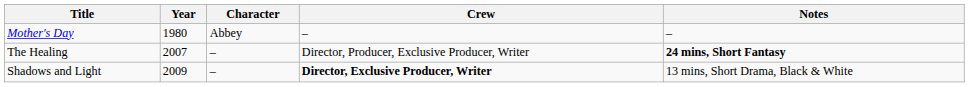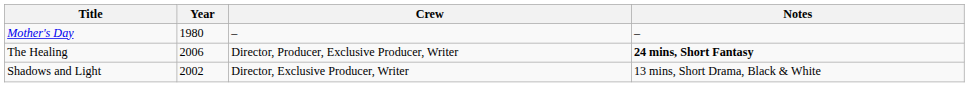- column: (253, 14)
(175, 52) 2007 -> (192, 52) 2006
(175, 71) 2009 -> (192, 71) 2002
(397, 71) bold -> (320, 71) normal
